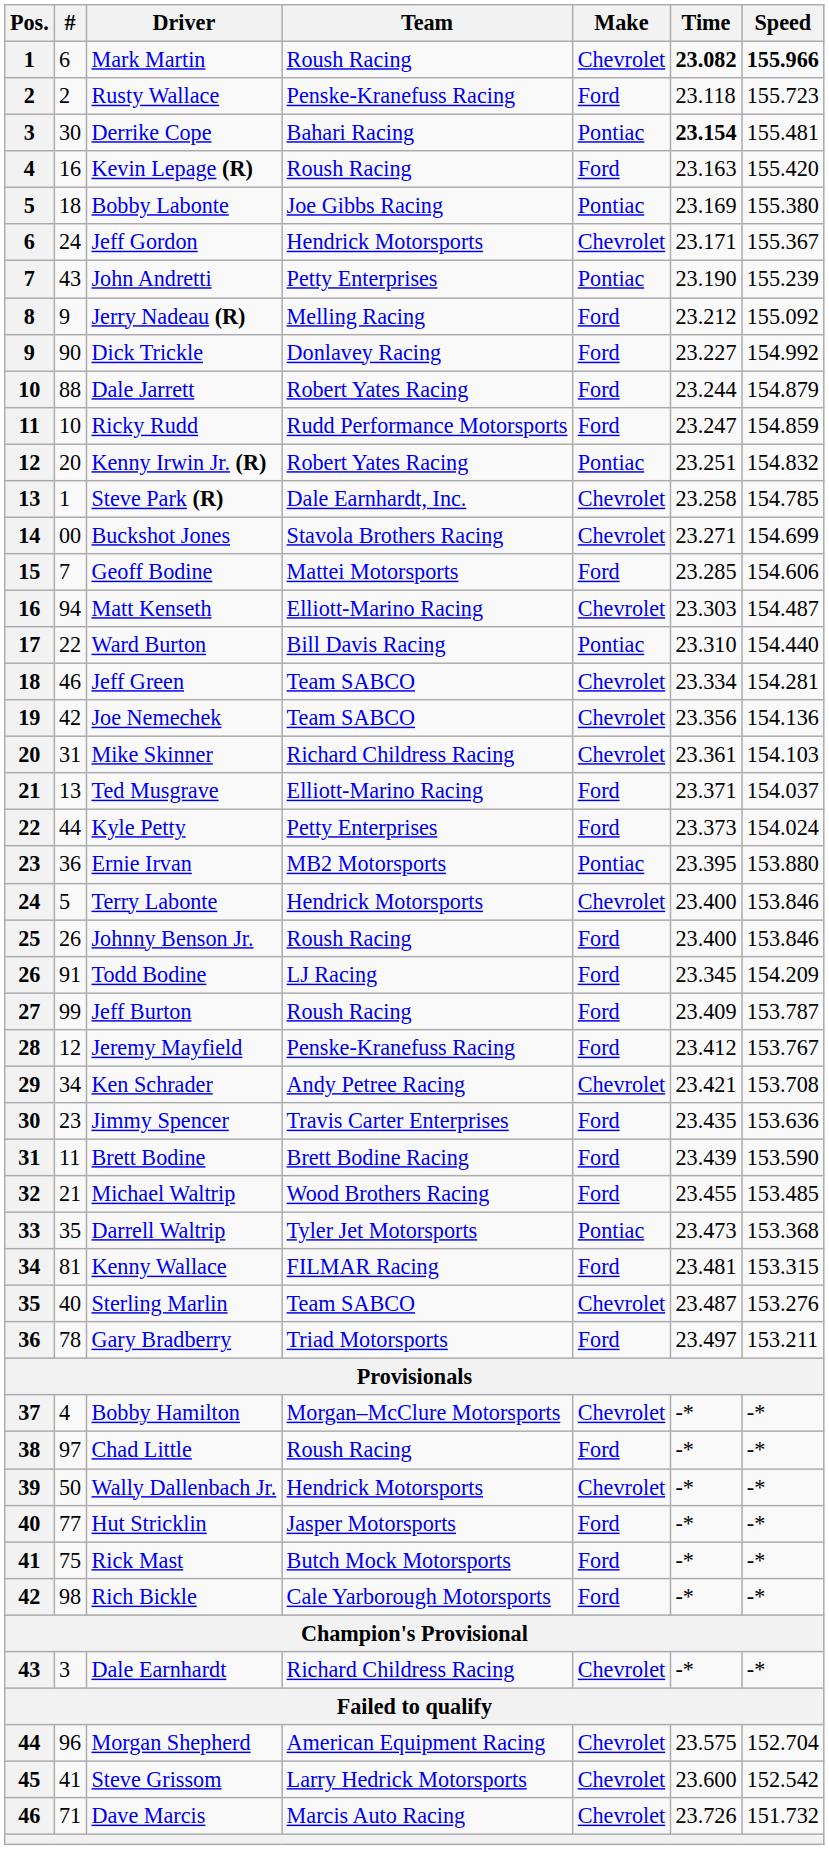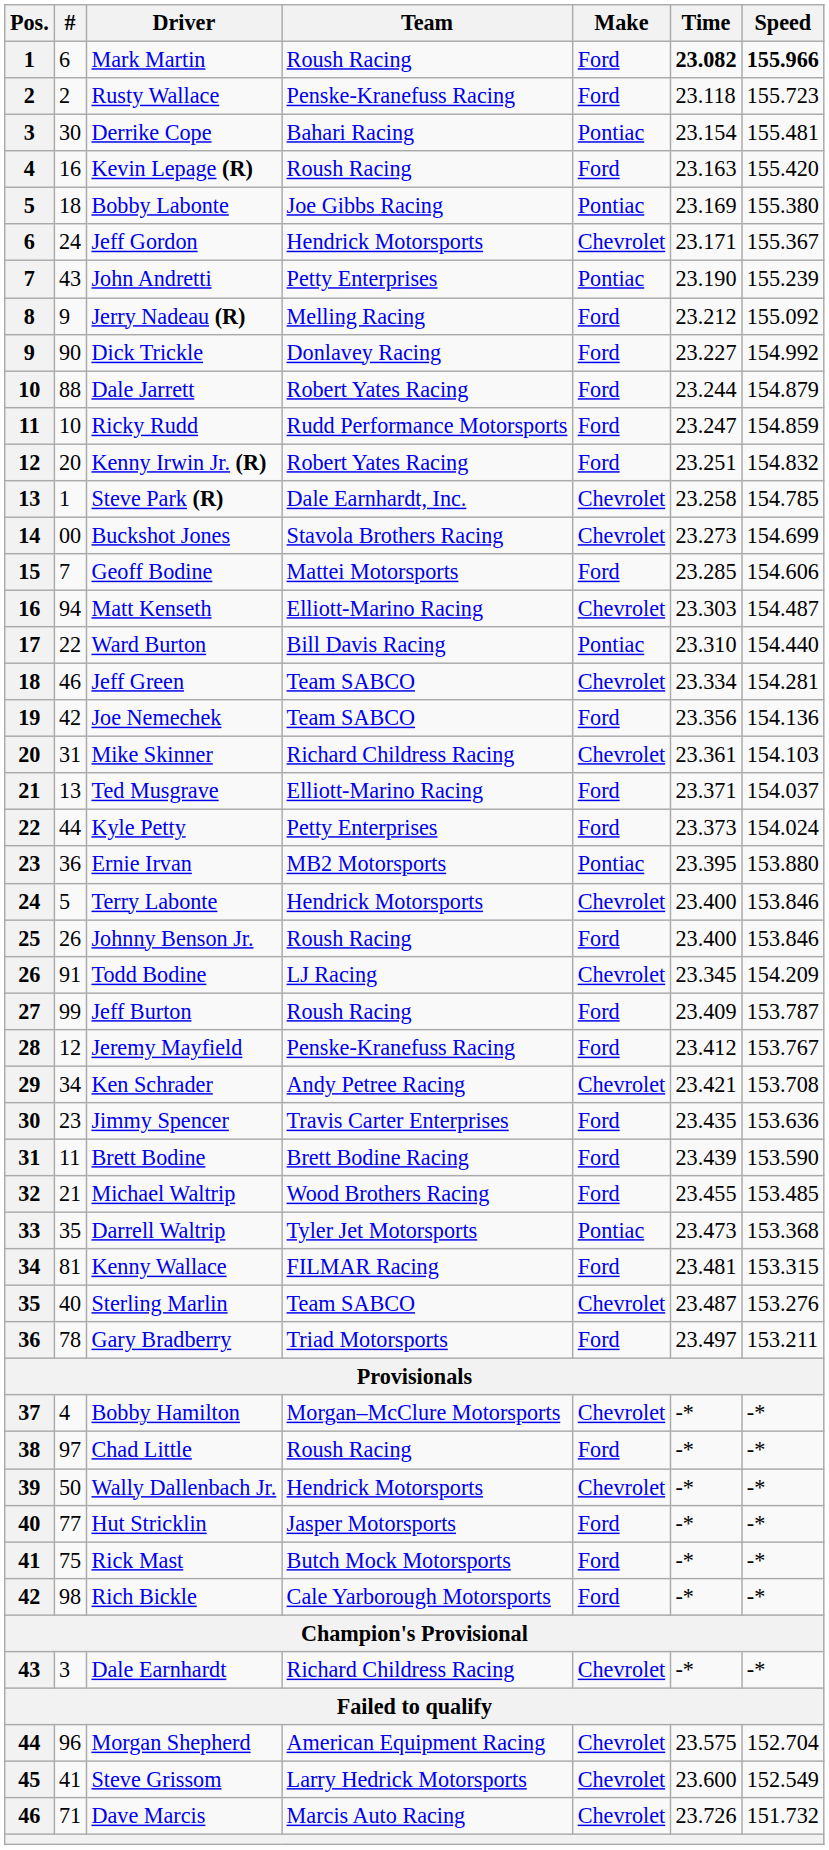(621, 59) Chevrolet -> (599, 59) Ford
(706, 132) bold -> (706, 132) normal
(611, 462) Pontiac -> (599, 462) Ford
(706, 535) 23.271 -> (706, 535) 23.273
(621, 718) Chevrolet -> (599, 718) Ford
(599, 974) Ford -> (621, 974) Chevrolet
(783, 1779) 152.542 -> (783, 1779) 152.549
